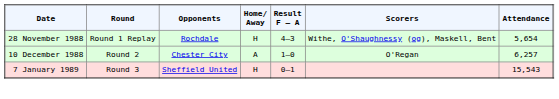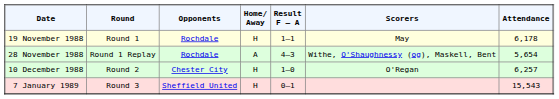+ row: (46, 38)
(255, 38) H -> (255, 54) A
(255, 54) A -> (255, 70) H
